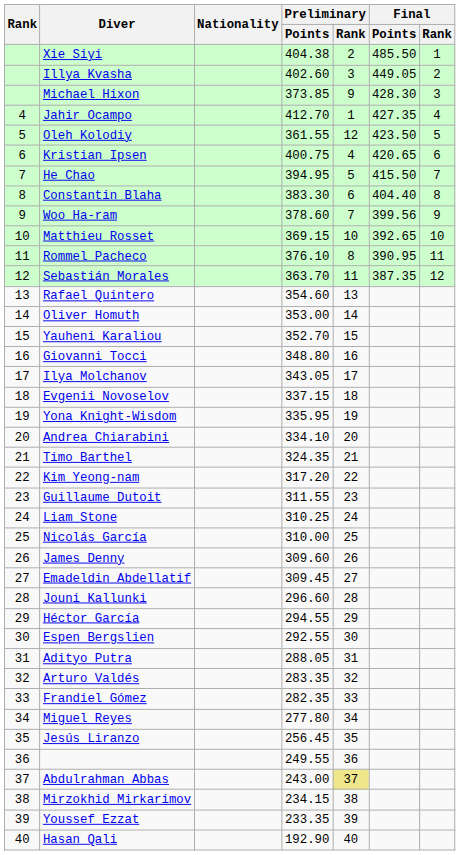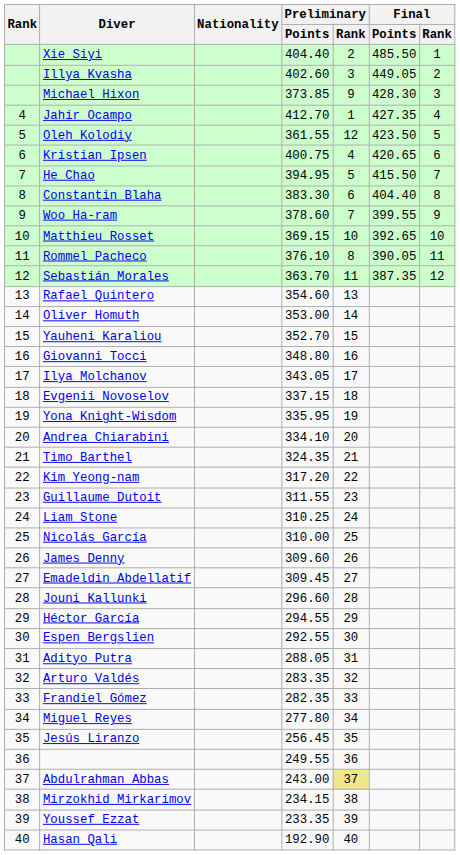(307, 55) 404.38 -> (307, 55) 404.40
(394, 216) 399.56 -> (394, 216) 399.55
(394, 256) 390.95 -> (394, 256) 390.05
